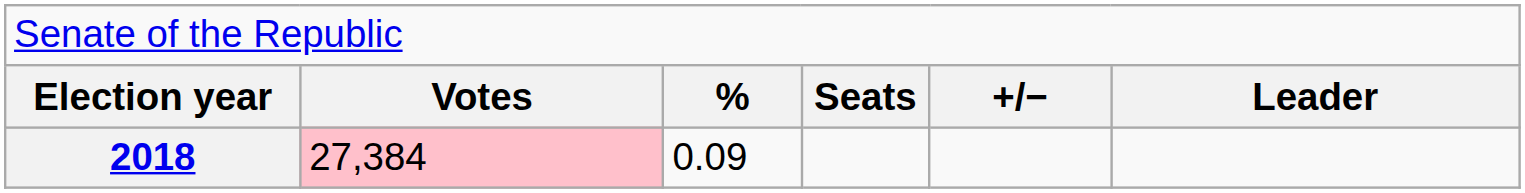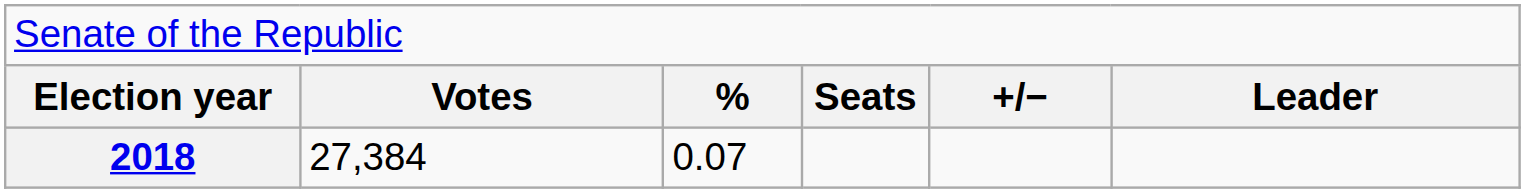(368, 156) pink background -> (368, 156) no background
(710, 156) 0.09 -> (710, 156) 0.07
